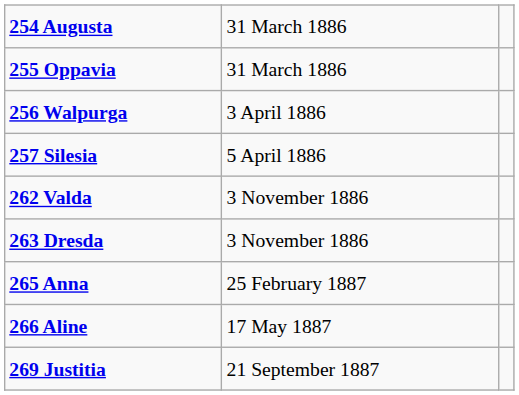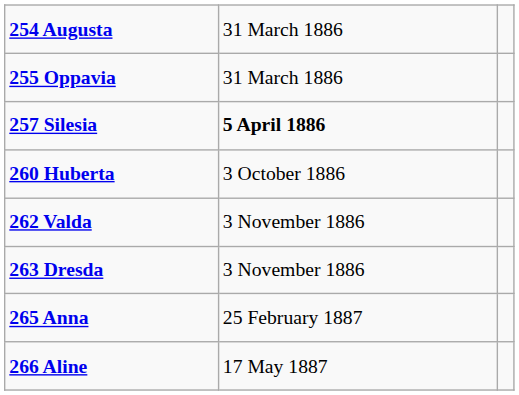- row: (68, 112)
(276, 154) normal -> (274, 125) bold
+ row: (62, 173)
- row: (58, 368)
